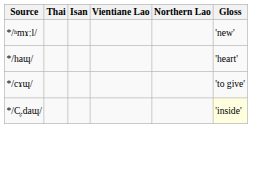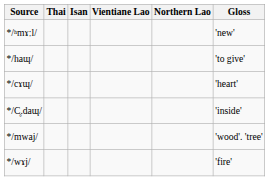(227, 58) 'heart' -> (230, 58) 'to give'
(230, 84) 'to give' -> (227, 84) 'heart'
(228, 110) lightyellow background -> (228, 110) no background
+ row: (22, 136)
+ row: (19, 162)
